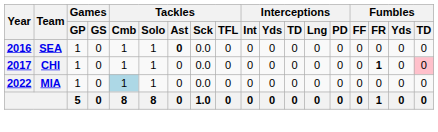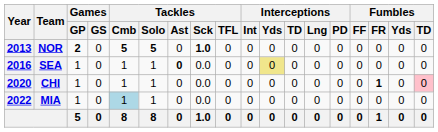+ row: (51, 48)
(272, 48) no background -> (272, 65) khaki background
(19, 65) 2017 -> (19, 83) 2020
